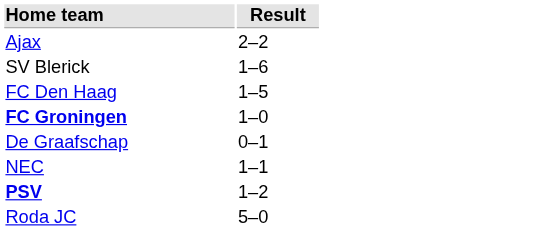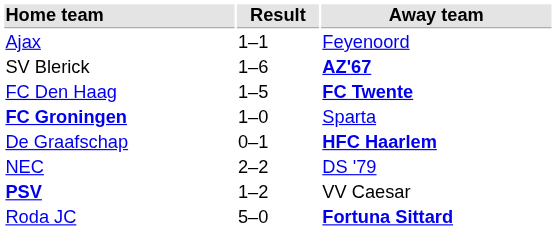+ column: (436, 15)
(253, 41) 2–2 -> (253, 41) 1–1
(253, 167) 1–1 -> (253, 167) 2–2
